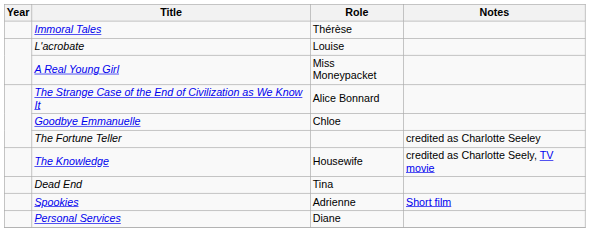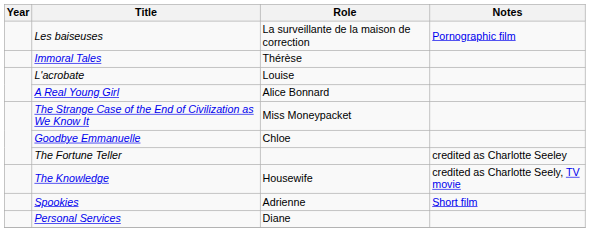+ row: (69, 36)
(345, 70) Miss Moneypacket -> (296, 93) Alice Bonnard
(346, 99) Alice Bonnard -> (307, 116) Miss Moneypacket
- row: (58, 185)
